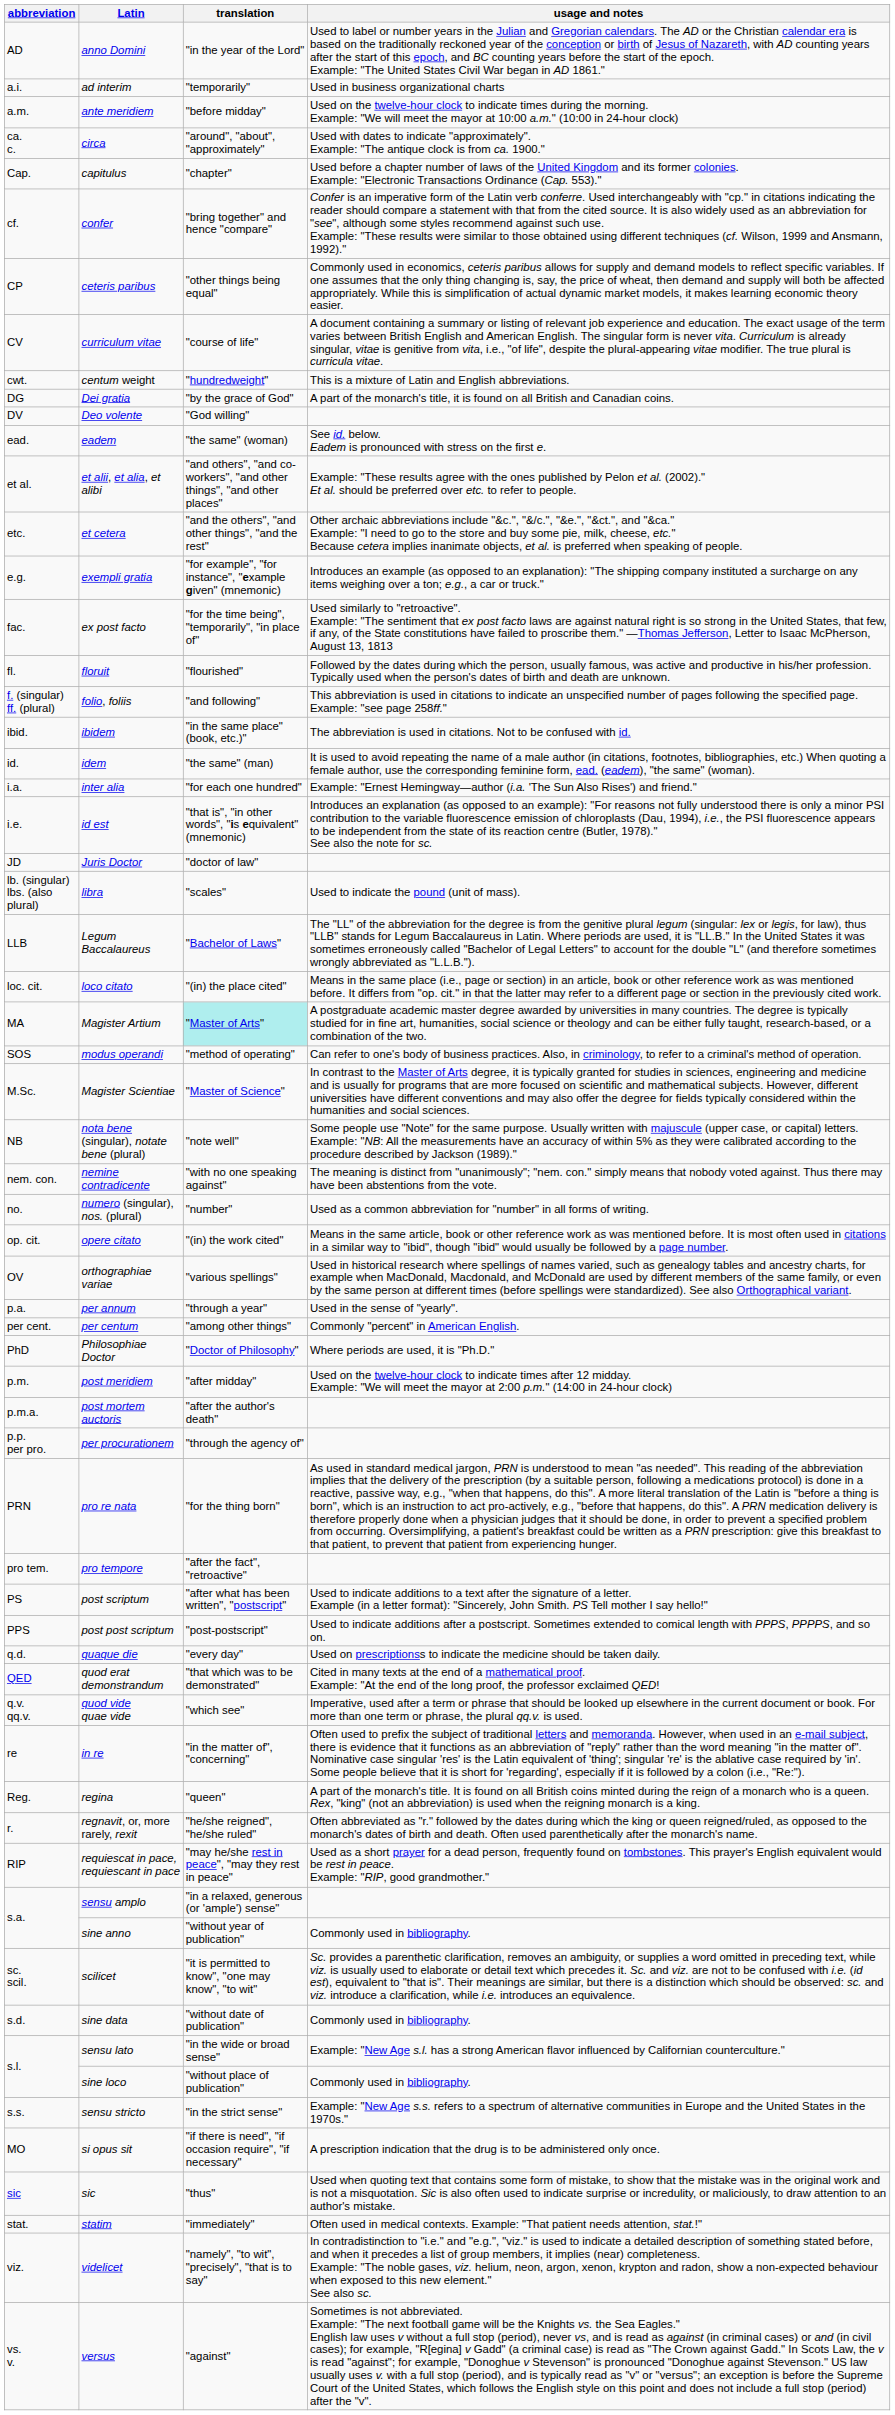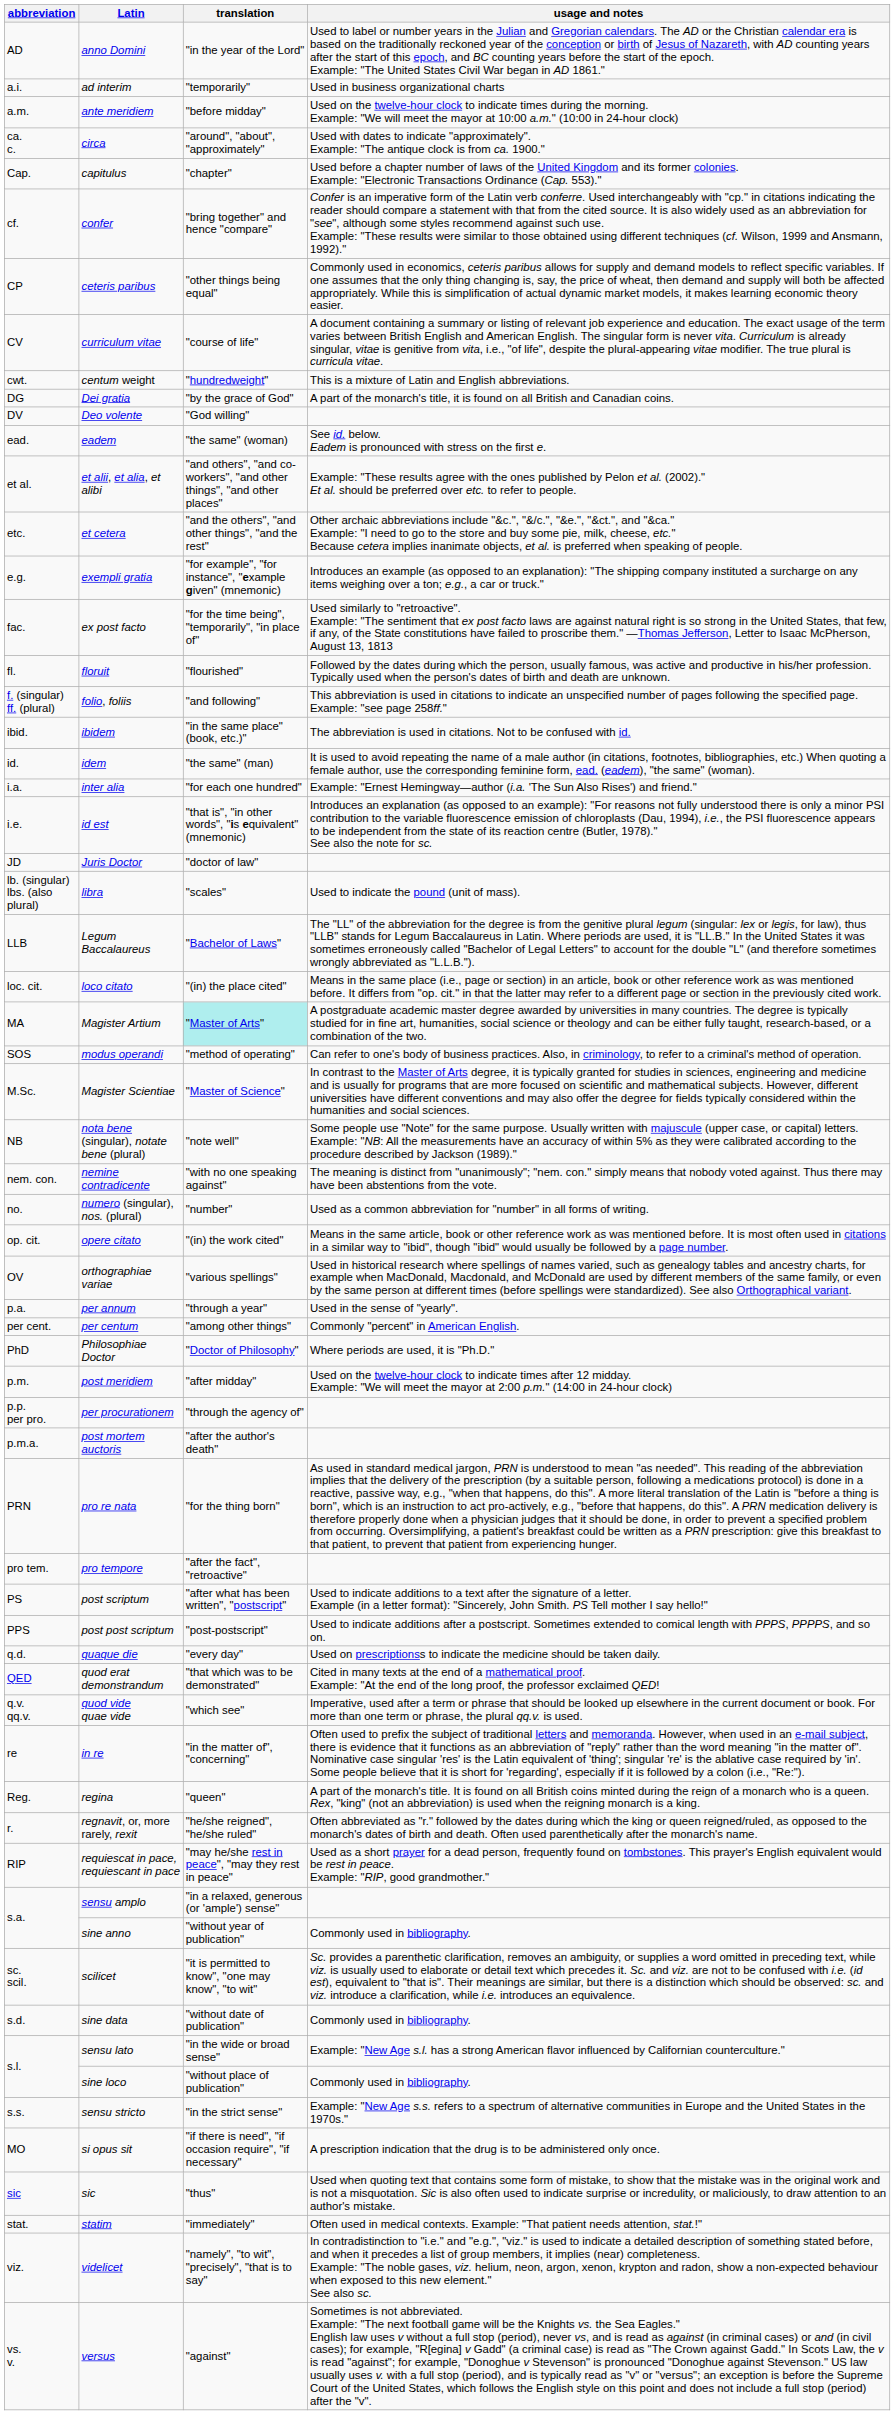rows swapped: (113, 1412) <-> (128, 1443)
